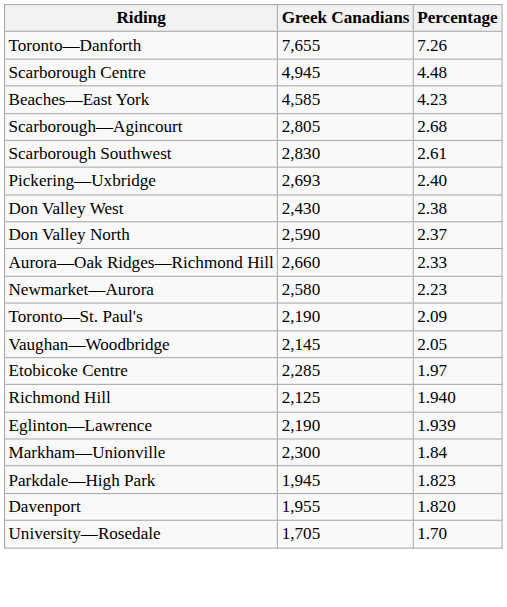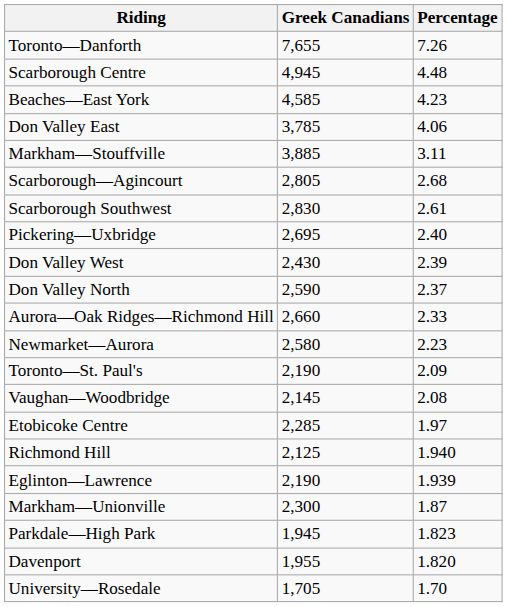+ row: (64, 126)
+ row: (87, 153)
(301, 180) 2,693 -> (301, 235) 2,695
(432, 208) 2.38 -> (432, 262) 2.39
(432, 343) 2.05 -> (432, 398) 2.08
(432, 452) 1.84 -> (432, 506) 1.87
